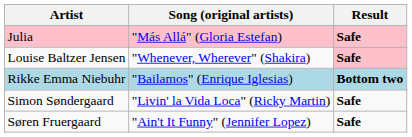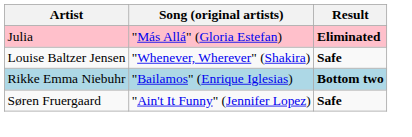(349, 36) Safe -> (349, 36) Eliminated
(349, 57) pink background -> (329, 57) no background
- row: (61, 100)
